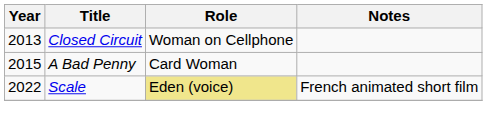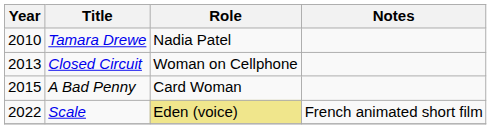+ row: (97, 40)
